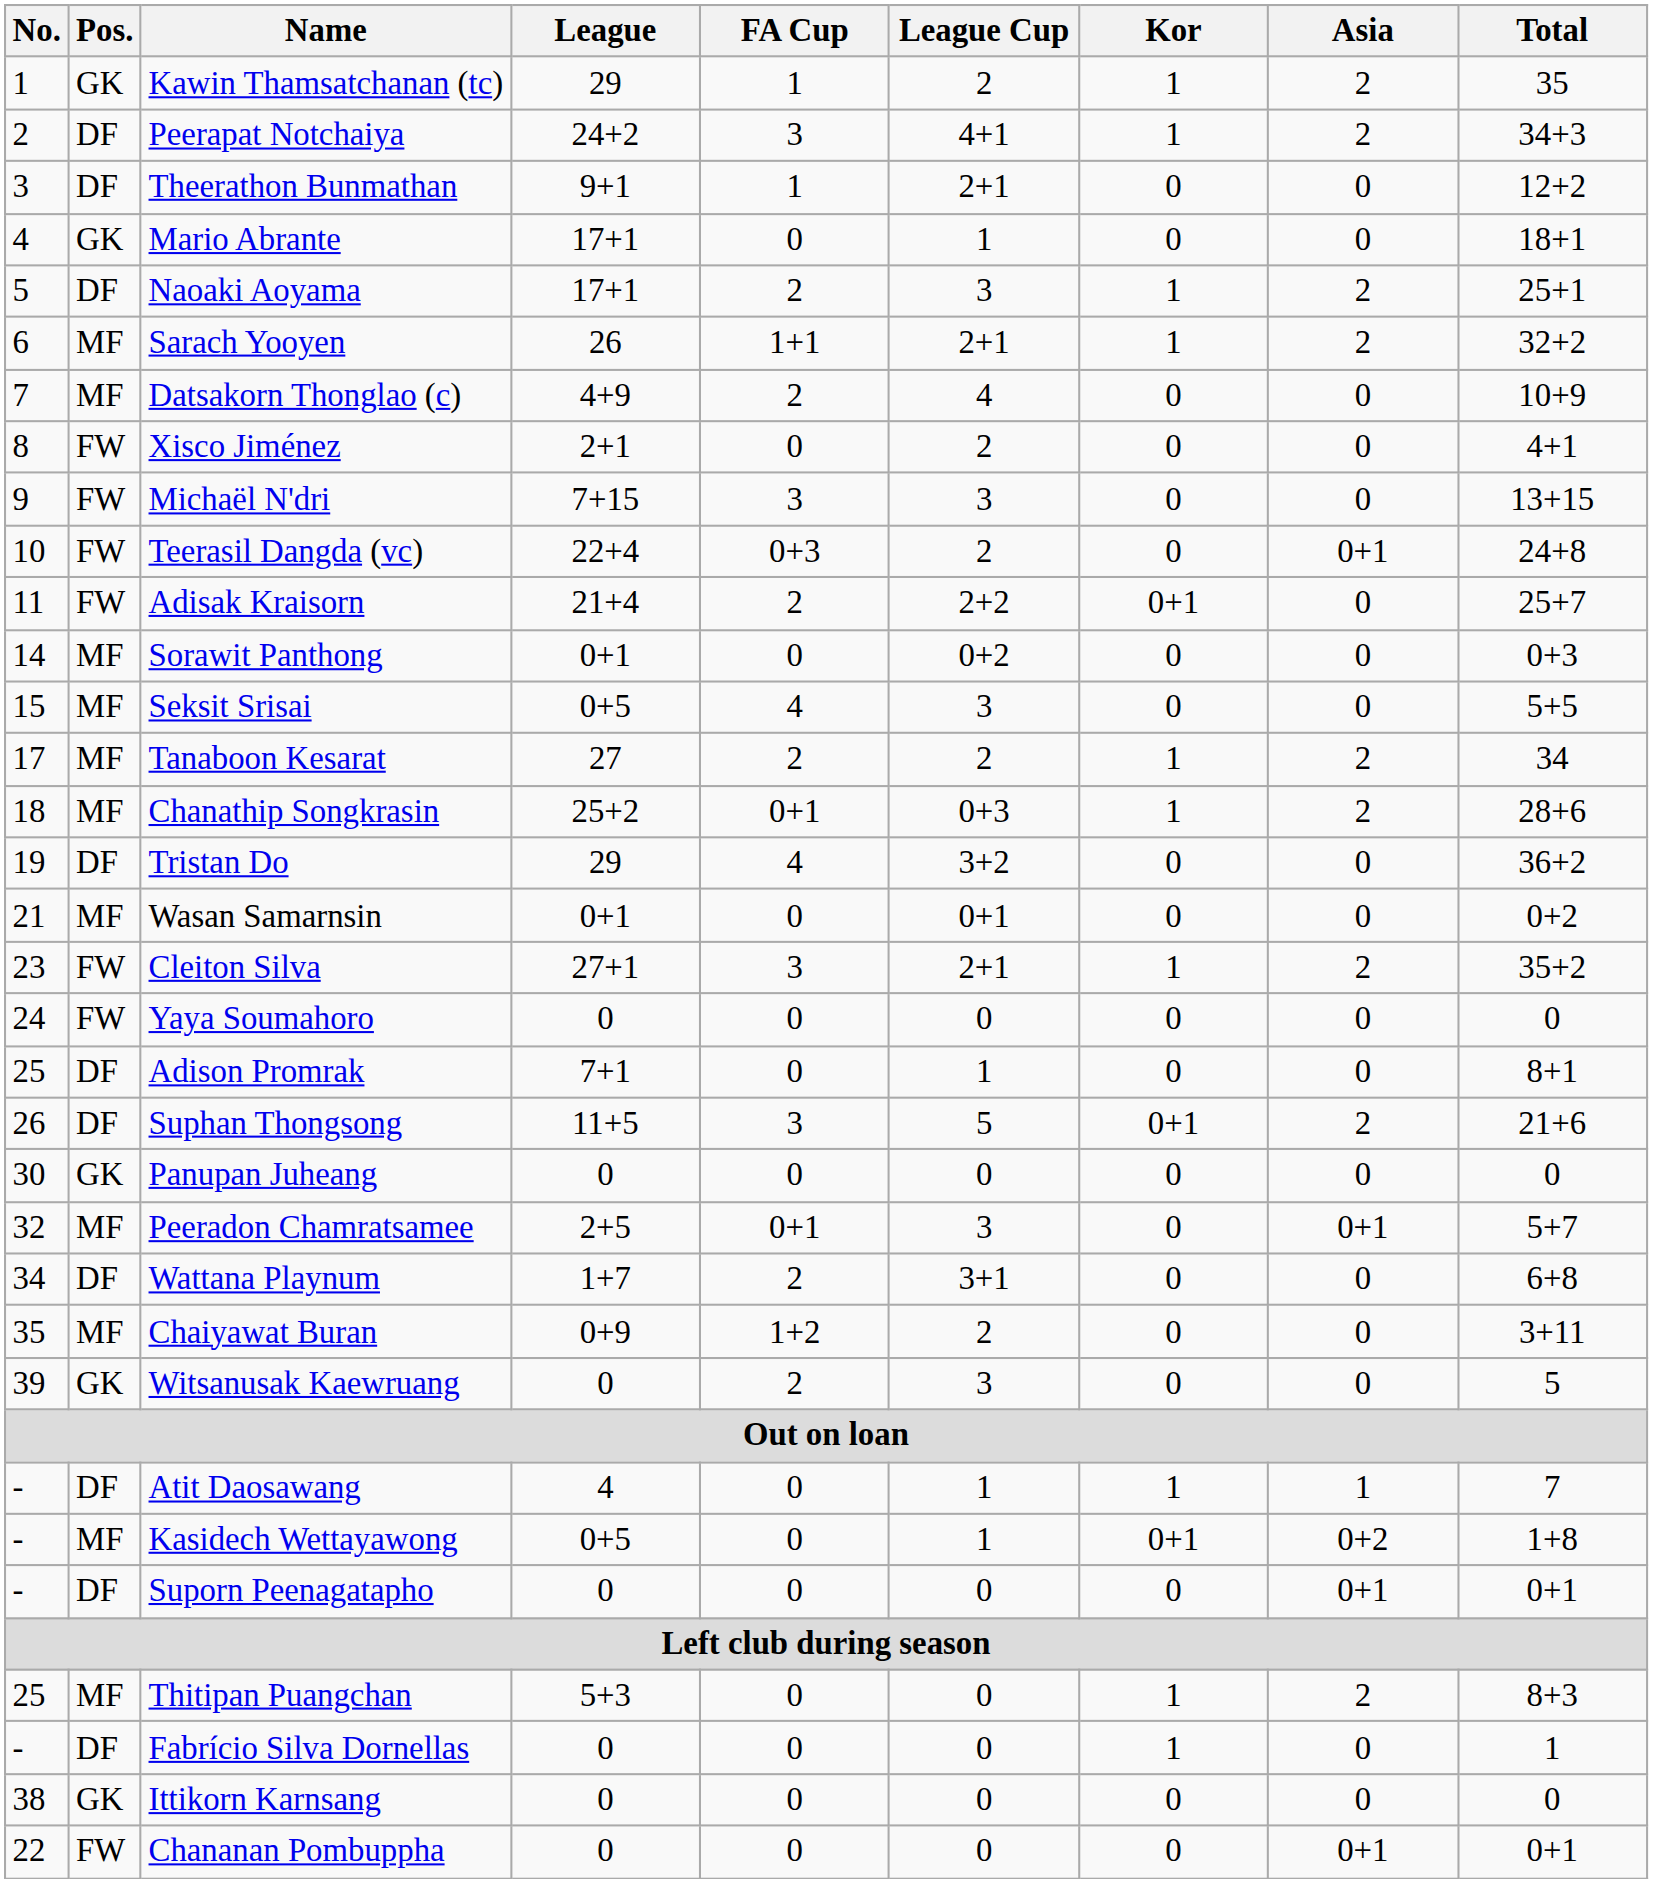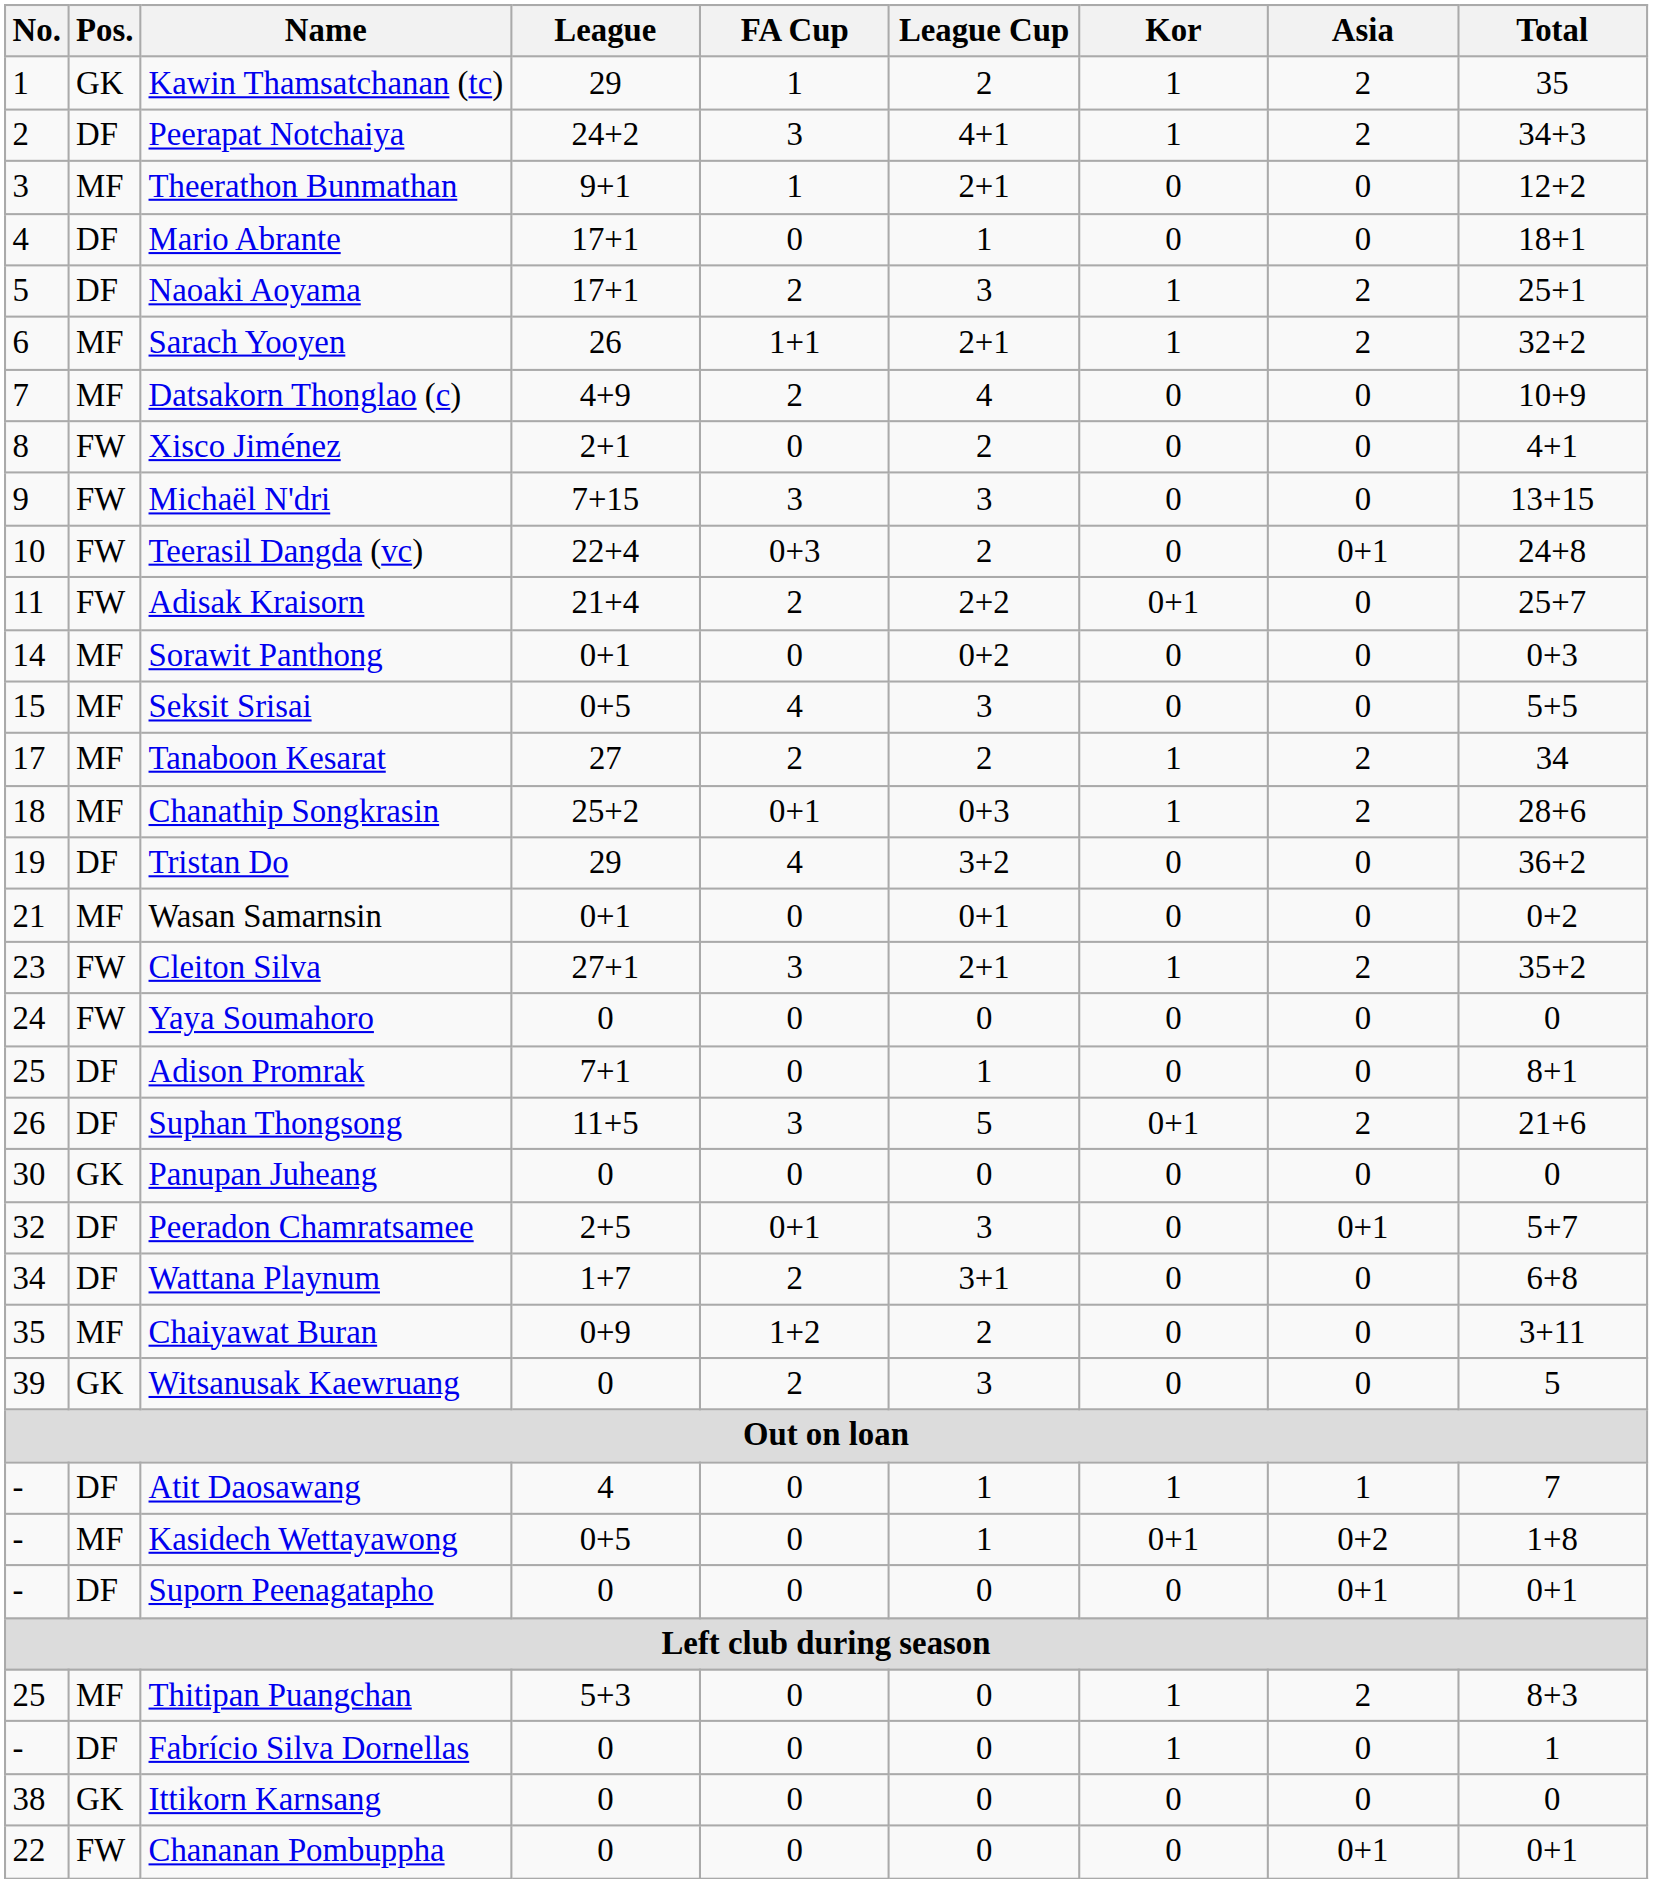(97, 186) DF -> (100, 186) MF
(100, 238) GK -> (97, 238) DF
(100, 1226) MF -> (97, 1226) DF
